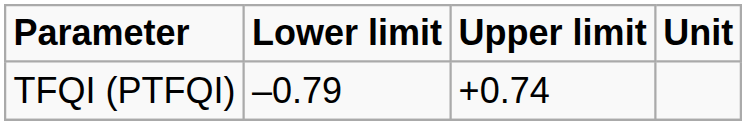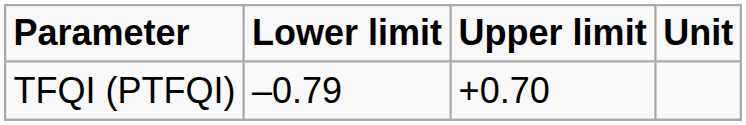(504, 90) +0.74 -> (504, 90) +0.70
